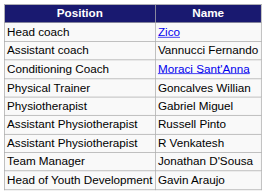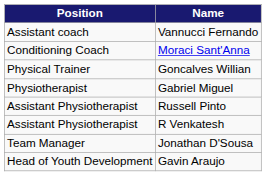- row: (169, 32)
